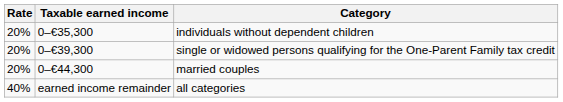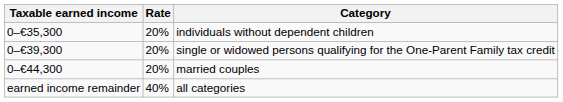columns swapped: (20, 13) <-> (104, 13)
